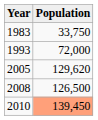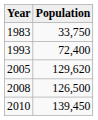(74, 50) 72,000 -> (74, 50) 72,400
(71, 106) lightsalmon background -> (71, 106) no background
